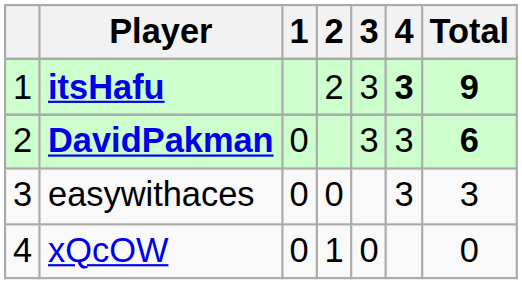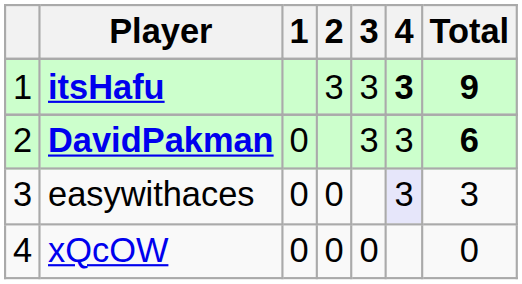(334, 86) 2 -> (334, 86) 3
(404, 195) no background -> (404, 195) lavender background
(334, 250) 1 -> (334, 250) 0
